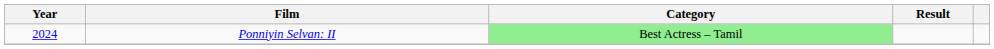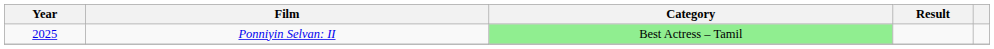(45, 34) 2024 -> (45, 34) 2025
